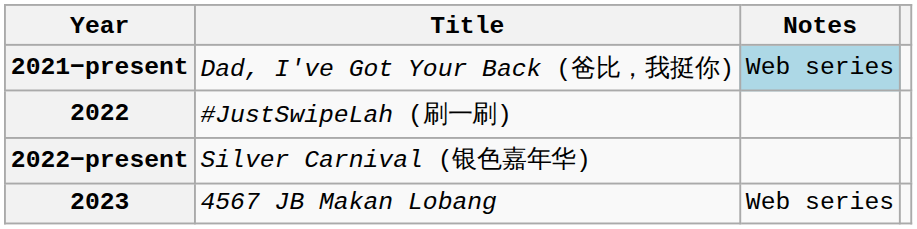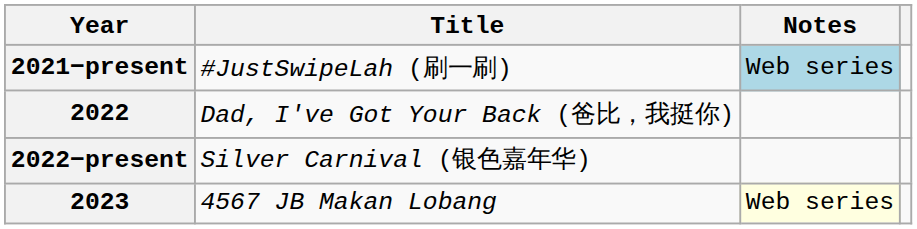(467, 69) Dad, I've Got Your Back (爸比，我挺你) -> (356, 69) #JustSwipeLah (刷一刷)
(356, 115) #JustSwipeLah (刷一刷) -> (467, 115) Dad, I've Got Your Back (爸比，我挺你)
(820, 203) no background -> (820, 203) lightyellow background
